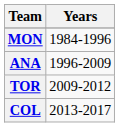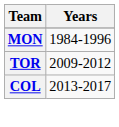- row: (25, 63)
